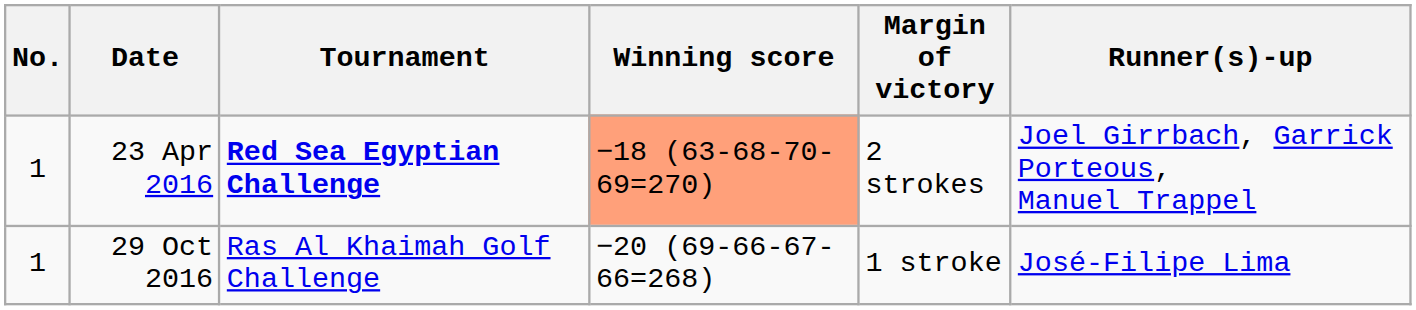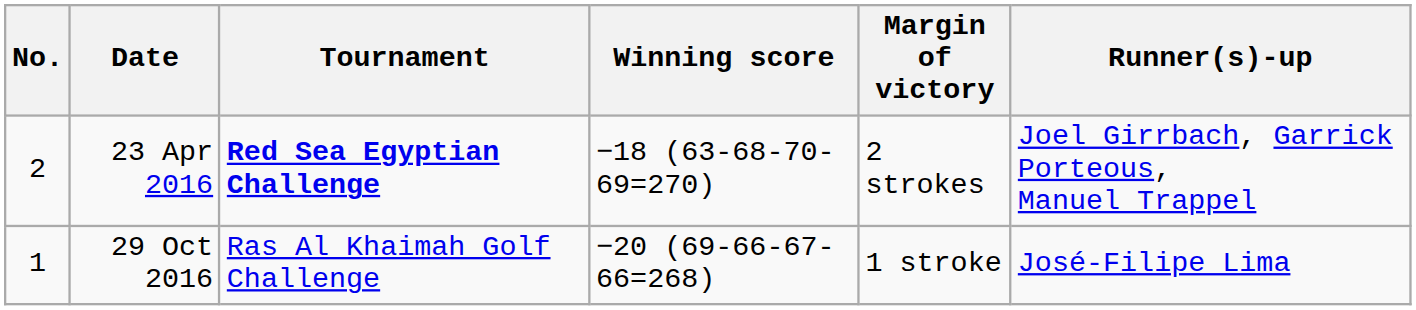(38, 171) 1 -> (38, 171) 2
(715, 171) lightsalmon background -> (715, 171) no background
